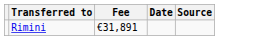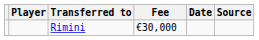+ column: (29, 12)
(117, 28) €31,891 -> (157, 28) €30,000
